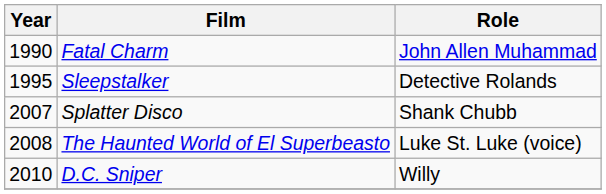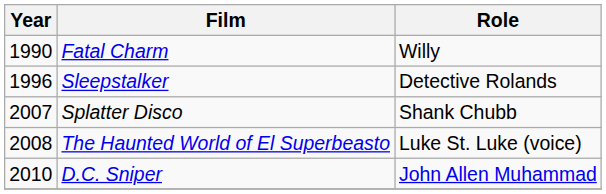(498, 51) John Allen Muhammad -> (420, 51) Willy
(31, 82) 1995 -> (31, 82) 1996
(420, 174) Willy -> (498, 174) John Allen Muhammad
